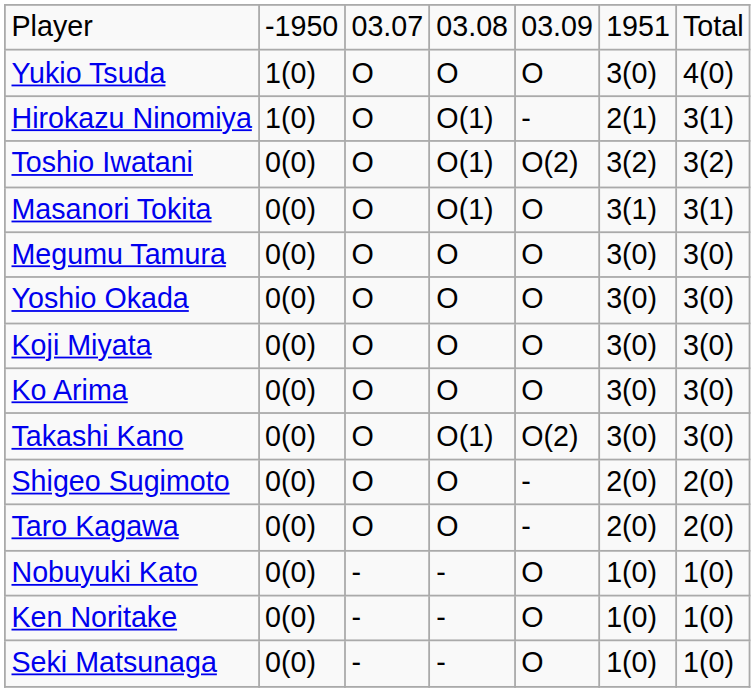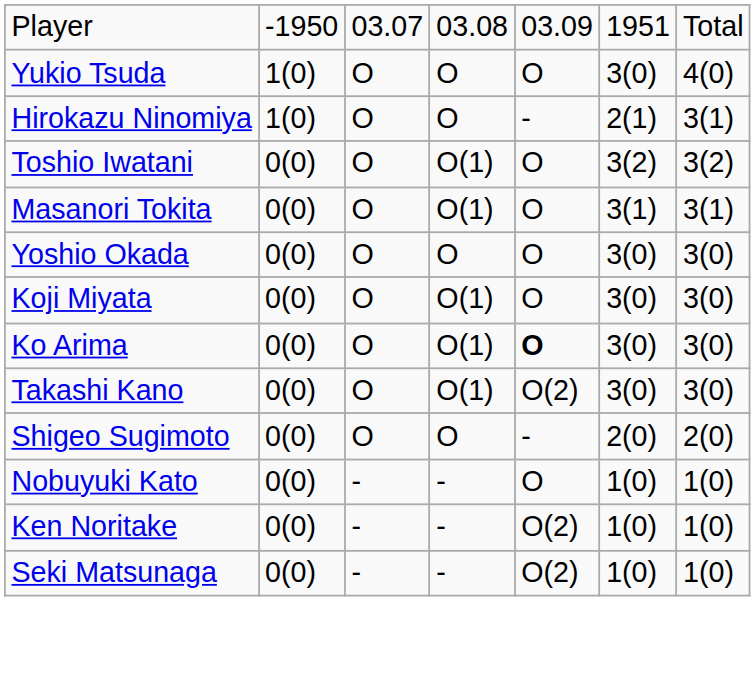(465, 118) O(1) -> (448, 118) O
(550, 163) O(2) -> (532, 163) O
- row: (119, 254)
(448, 345) O -> (465, 299) O(1)
(448, 390) O -> (465, 345) O(1)
(532, 390) normal -> (532, 345) bold
- row: (95, 526)
(532, 617) O -> (550, 526) O(2)
(532, 663) O -> (550, 572) O(2)
